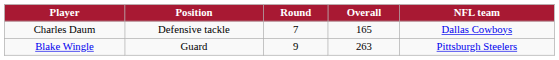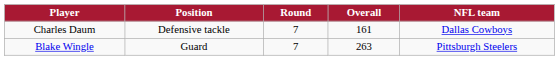(364, 30) 165 -> (364, 30) 161
(296, 47) 9 -> (296, 47) 7
